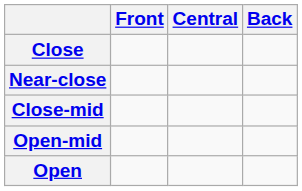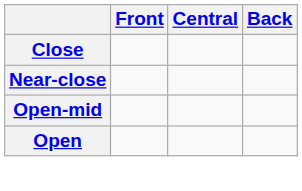- row: (58, 110)
